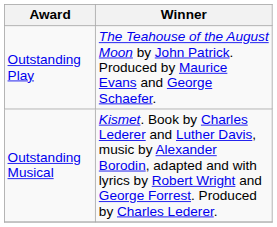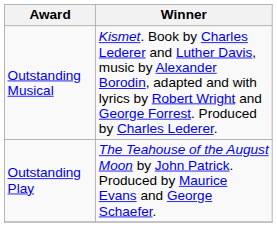rows swapped: (44, 67) <-> (44, 165)
